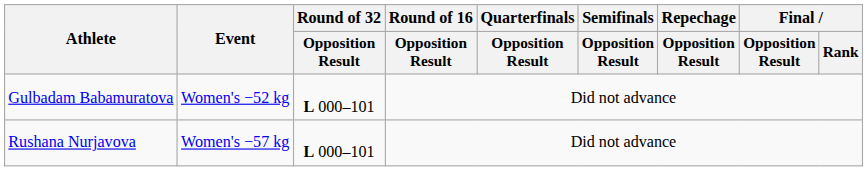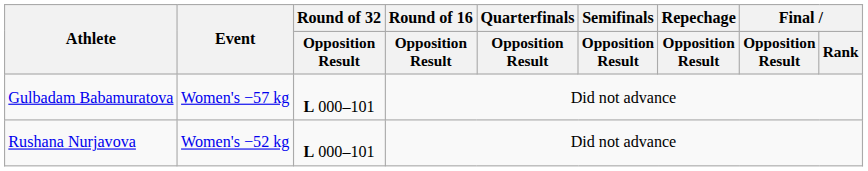(235, 97) Women's −52 kg -> (235, 97) Women's −57 kg
(235, 143) Women's −57 kg -> (235, 143) Women's −52 kg
